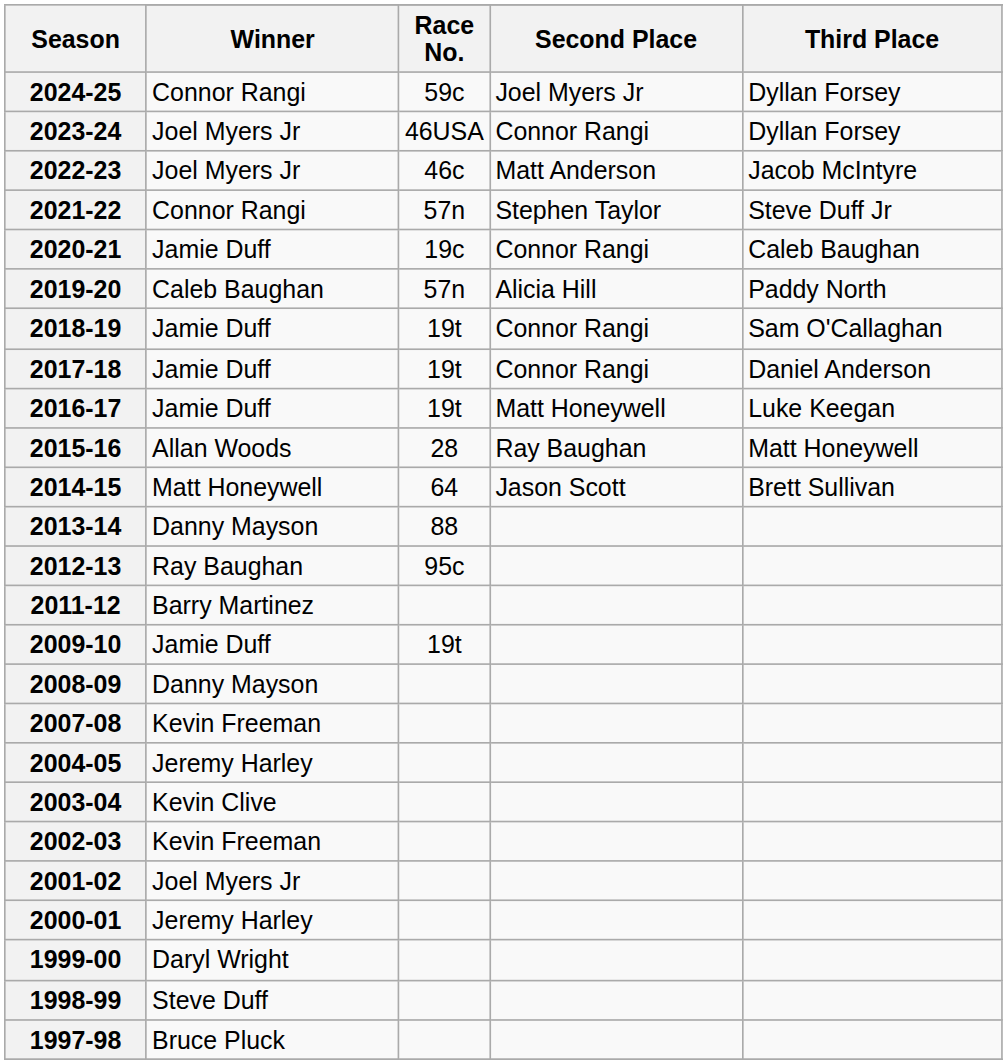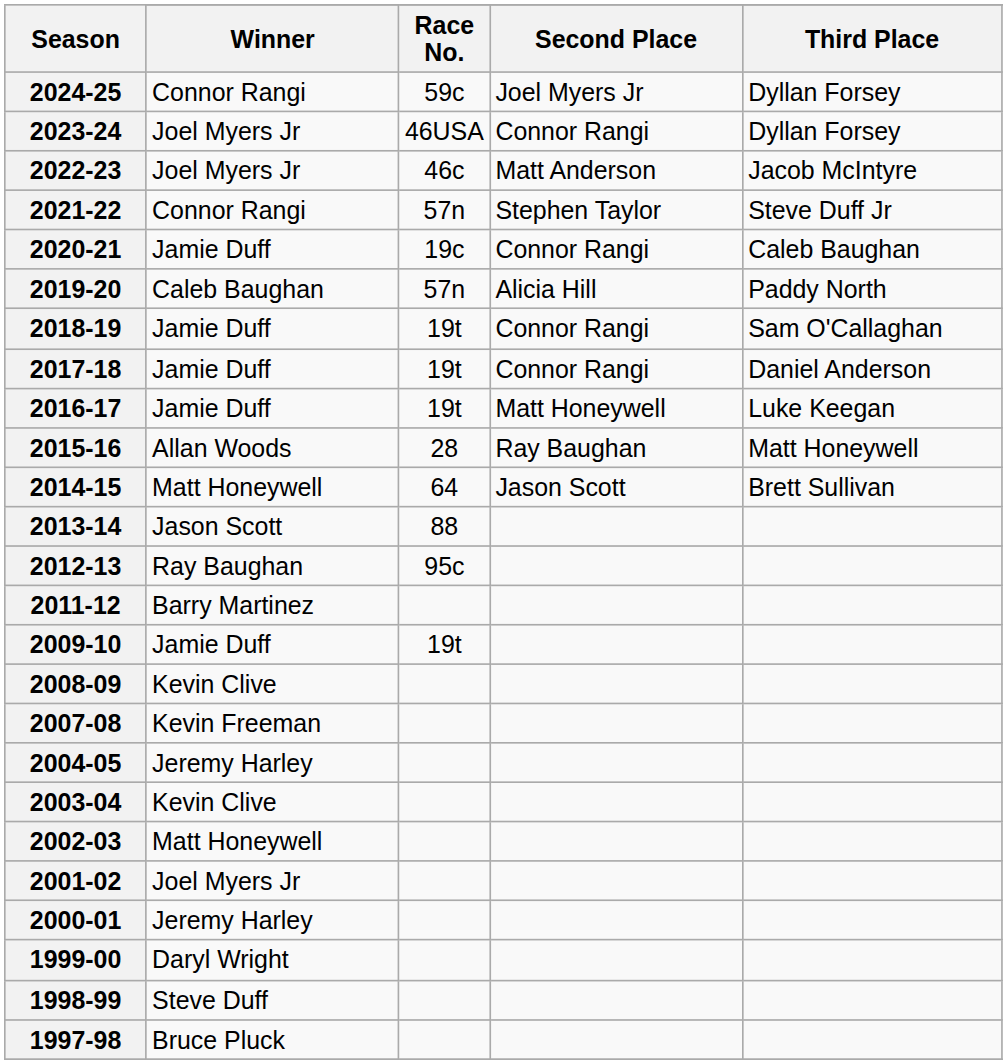(235, 526) Danny Mayson -> (217, 526) Jason Scott
(235, 684) Danny Mayson -> (214, 684) Kevin Clive
(237, 842) Kevin Freeman -> (237, 842) Matt Honeywell
